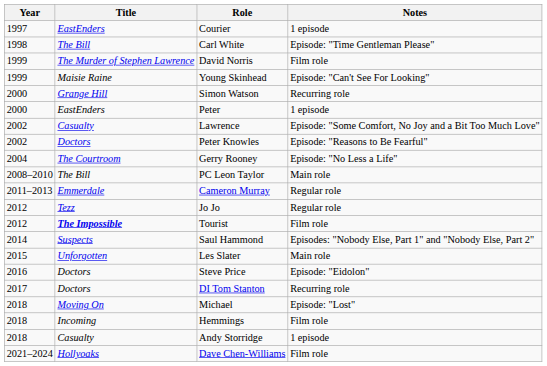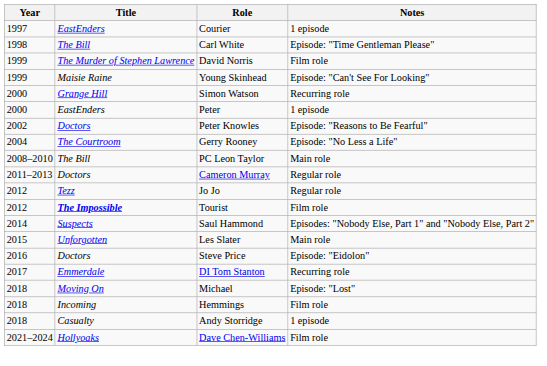- row: (219, 126)
(81, 191) Emmerdale -> (74, 175) Doctors
(74, 288) Doctors -> (81, 272) Emmerdale
